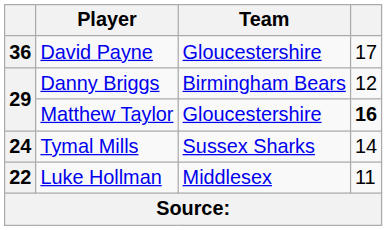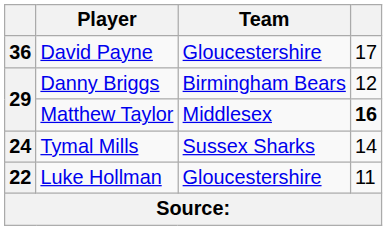(252, 114) Gloucestershire -> (227, 114) Middlesex
(227, 177) Middlesex -> (252, 177) Gloucestershire
